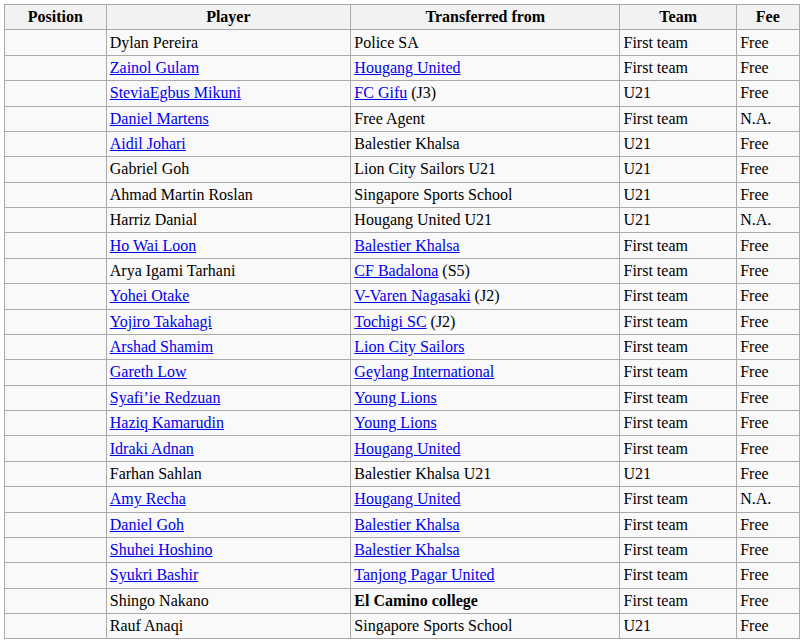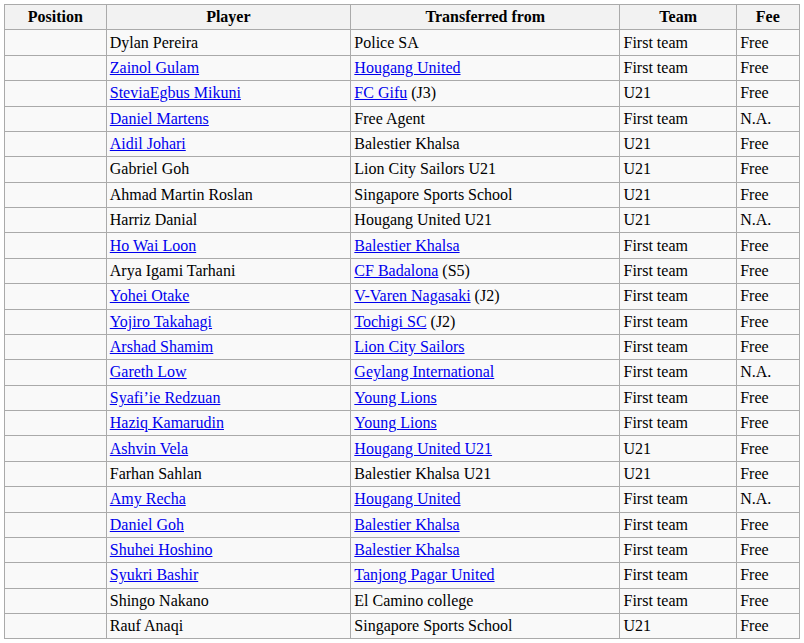(754, 372) Free -> (756, 372) N.A.
- row: (152, 448)
+ row: (149, 448)
(416, 600) bold -> (414, 600) normal
